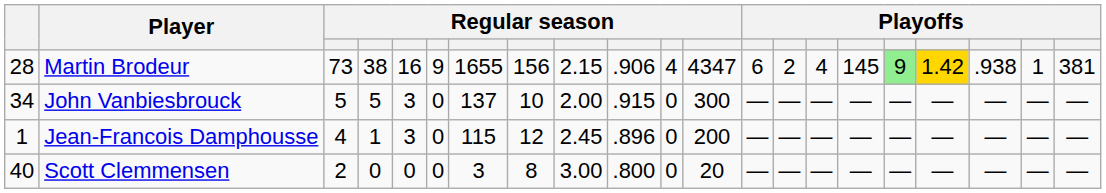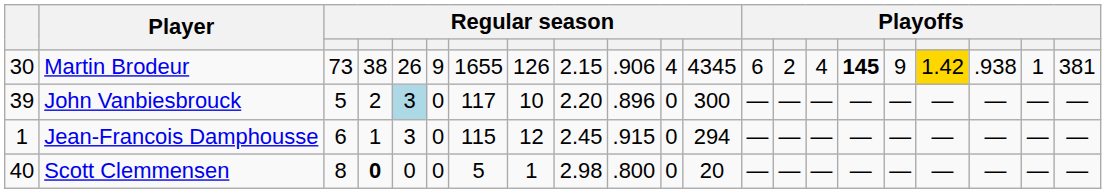(22, 66) 28 -> (22, 66) 30
(410, 66) 16 -> (410, 66) 26
(531, 66) 156 -> (531, 66) 126
(712, 66) 4347 -> (712, 66) 4345
(861, 66) normal -> (861, 66) bold
(900, 66) lightgreen background -> (900, 66) no background
(22, 101) 34 -> (22, 101) 39
(375, 101) 5 -> (375, 101) 2
(410, 101) no background -> (410, 101) lightblue background
(479, 101) 137 -> (479, 101) 117
(581, 101) 2.00 -> (581, 101) 2.20
(634, 101) .915 -> (634, 101) .896
(341, 136) 4 -> (341, 136) 6
(634, 136) .896 -> (634, 136) .915
(712, 136) 200 -> (712, 136) 294
(341, 171) 2 -> (341, 171) 8
(375, 171) normal -> (375, 171) bold
(479, 171) 3 -> (479, 171) 5
(531, 171) 8 -> (531, 171) 1
(581, 171) 3.00 -> (581, 171) 2.98
